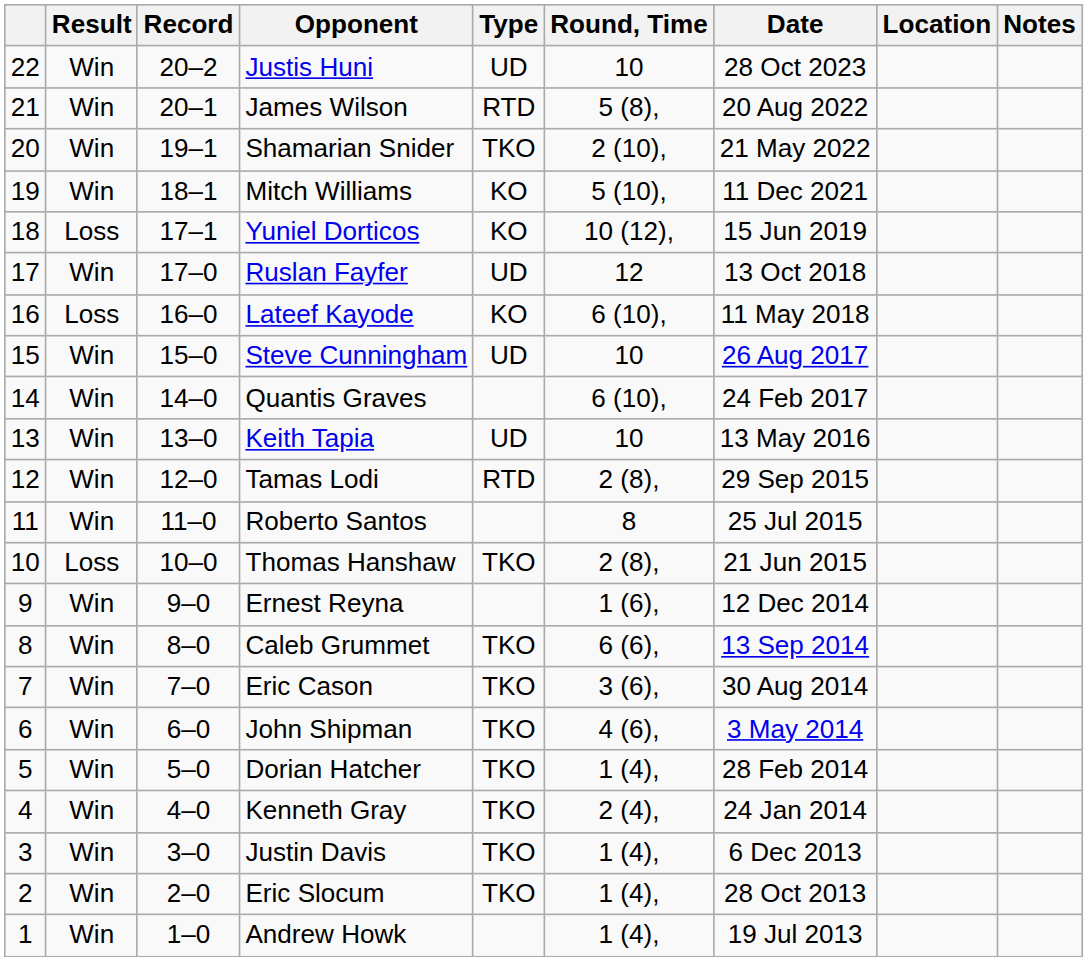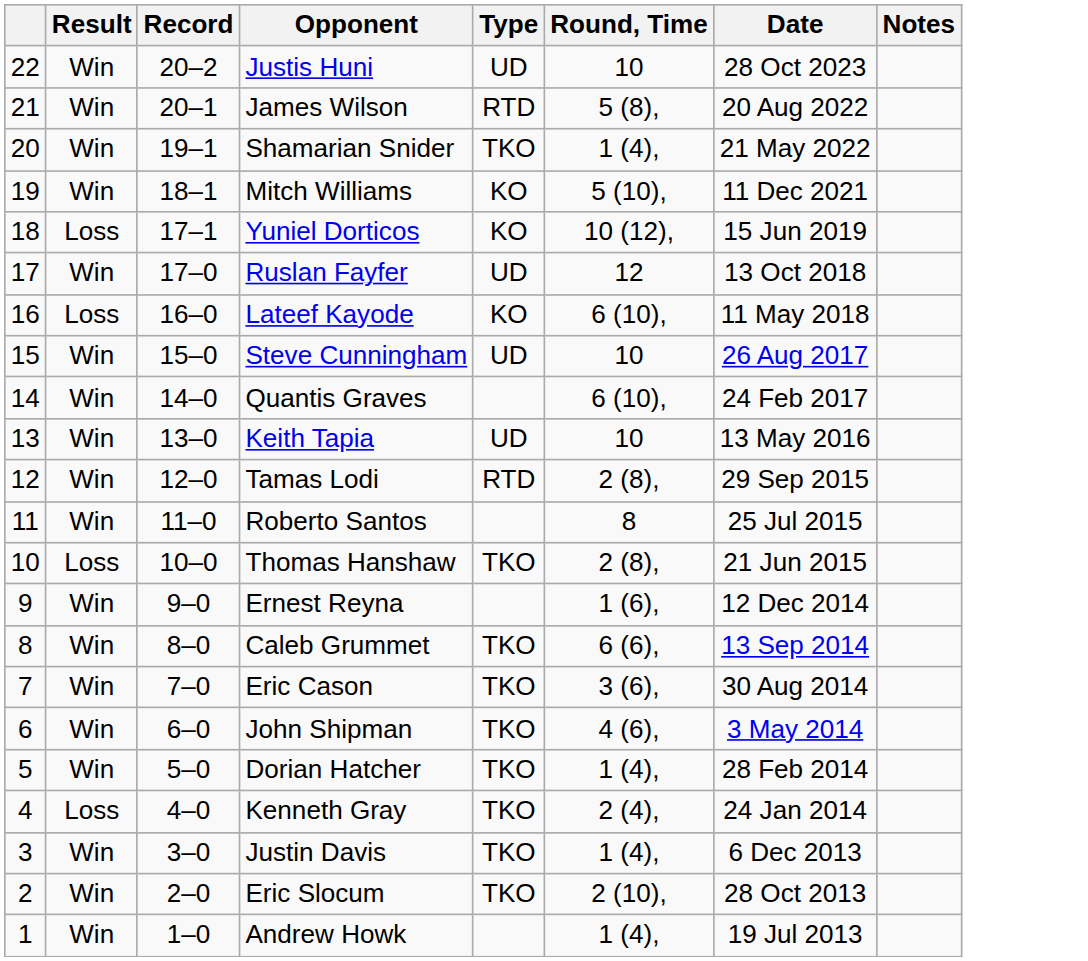- column: (937, 25)
(629, 149) 2 (10), -> (629, 149) 1 (4),
(92, 811) Win -> (92, 811) Loss
(629, 893) 1 (4), -> (629, 893) 2 (10),
